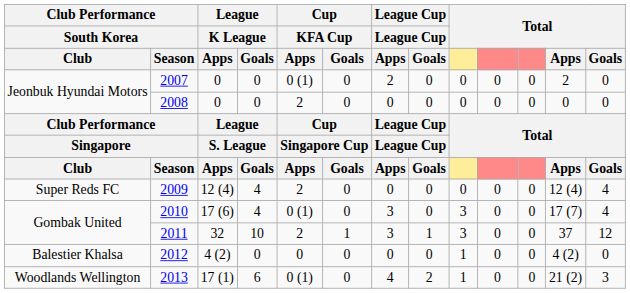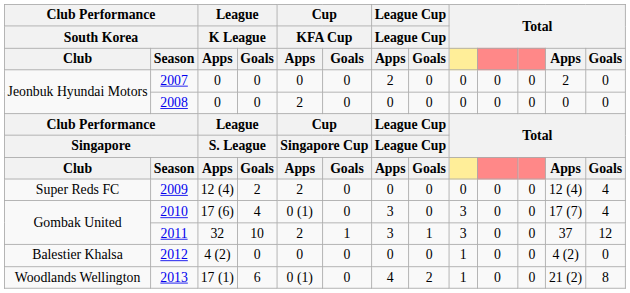(300, 80) 0 (1) -> (300, 80) 0
(257, 189) 4 -> (257, 189) 2
(605, 277) 3 -> (605, 277) 8
